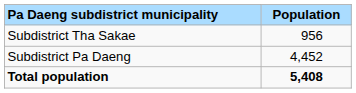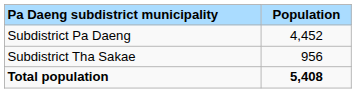rows swapped: (69, 56) <-> (71, 35)
